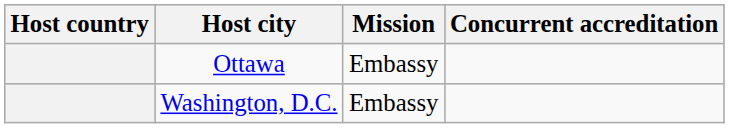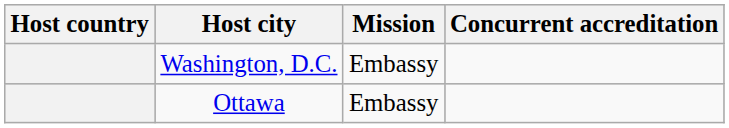rows swapped: (249, 63) <-> (249, 102)
